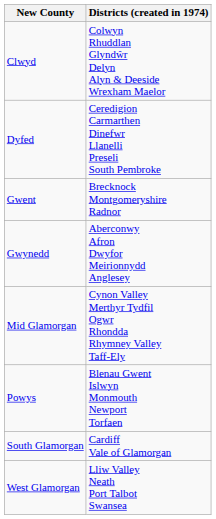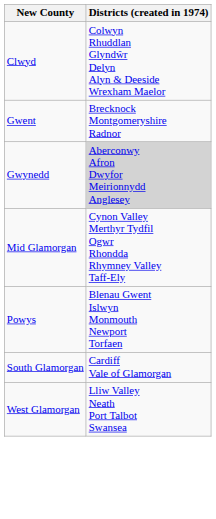- row: (20, 139)
(117, 253) no background -> (117, 175) lightgrey background
